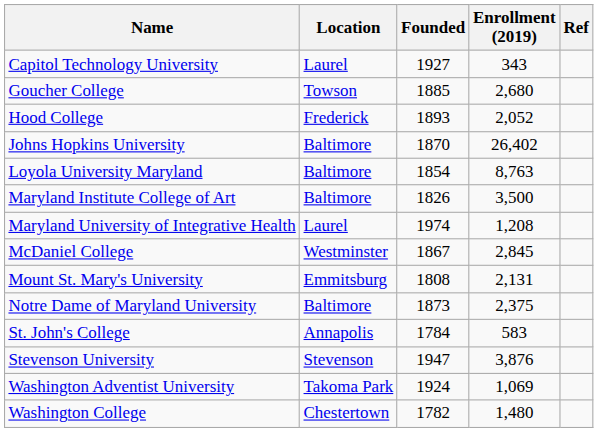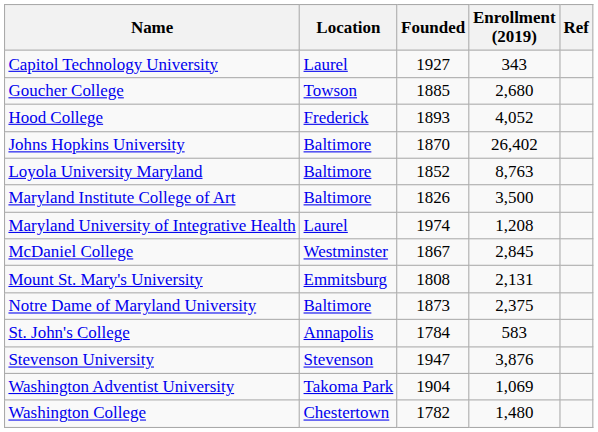(514, 117) 2,052 -> (514, 117) 4,052
(433, 171) 1854 -> (433, 171) 1852
(433, 386) 1924 -> (433, 386) 1904
